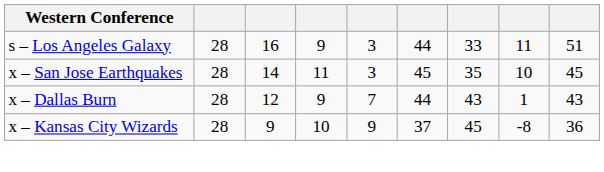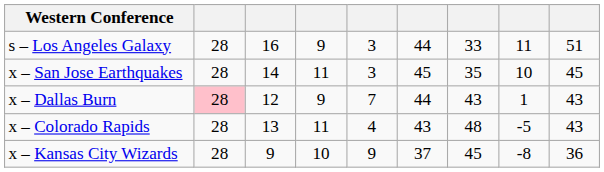(220, 99) no background -> (220, 99) pink background
+ row: (79, 126)
